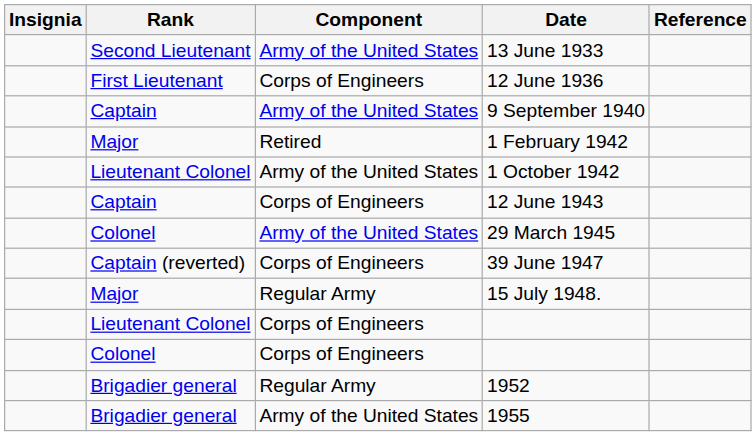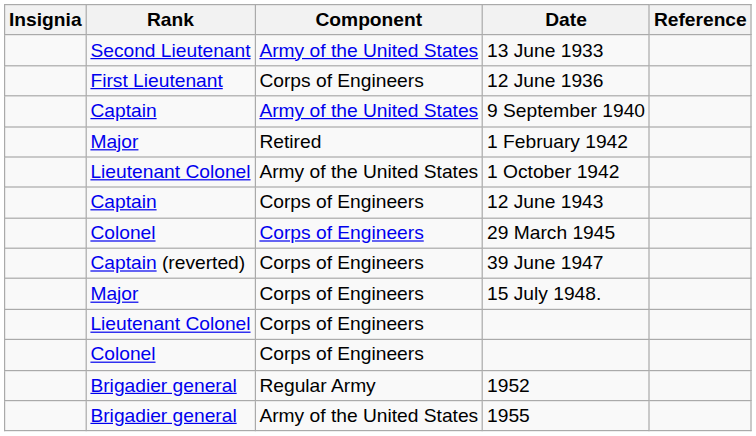(369, 232) Army of the United States -> (342, 232) Corps of Engineers
(318, 293) Regular Army -> (342, 293) Corps of Engineers
